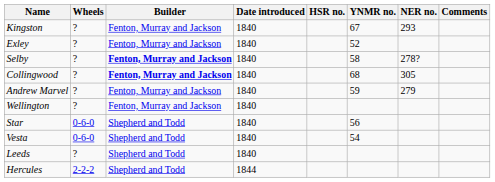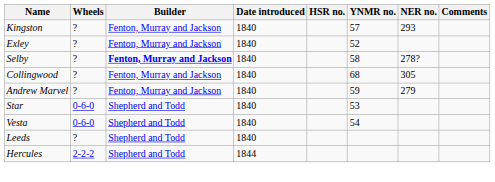(355, 28) 67 -> (355, 28) 57
(170, 75) bold -> (165, 75) normal
- row: (28, 106)
(355, 122) 56 -> (355, 106) 53
